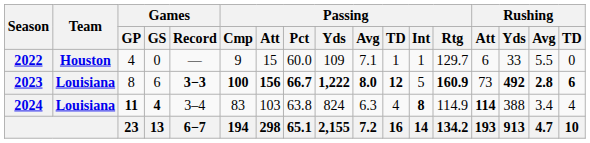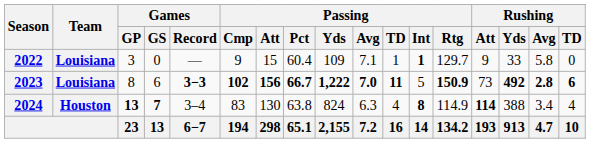(85, 60) Houston -> (85, 60) Louisiana
(131, 60) 4 -> (131, 60) 3
(299, 60) 60.0 -> (299, 60) 60.4
(421, 60) normal -> (421, 60) bold
(485, 60) 6 -> (485, 60) 9
(544, 60) 5.5 -> (544, 60) 5.8
(238, 82) 100 -> (238, 82) 102
(368, 82) 8.0 -> (368, 82) 7.0
(396, 82) 12 -> (396, 82) 11
(452, 82) 160.9 -> (452, 82) 150.9
(85, 104) Louisiana -> (85, 104) Houston
(131, 104) 11 -> (131, 104) 13
(157, 104) 4 -> (157, 104) 7
(270, 104) 103 -> (270, 104) 130
